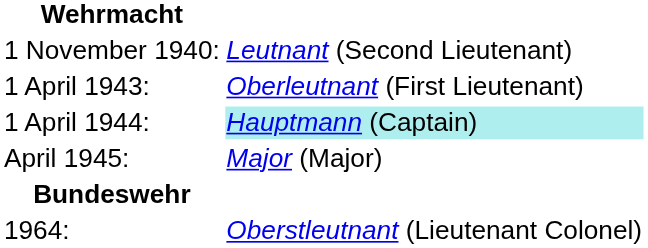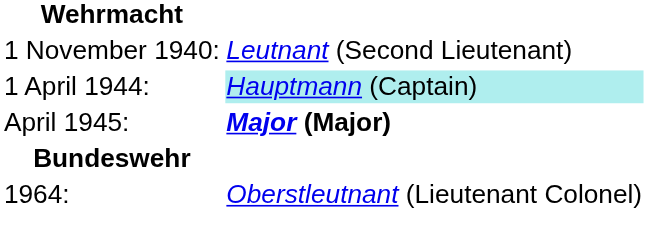- row: (77, 86)
(304, 158) normal -> (309, 122) bold
